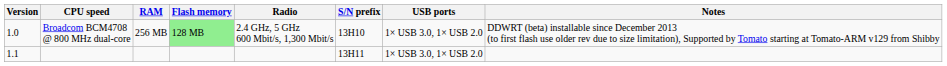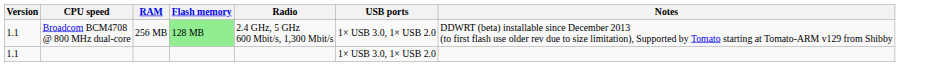- column: (359, 12)
(13, 33) 1.0 -> (13, 33) 1.1
